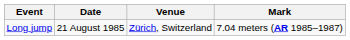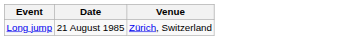- column: (280, 12)
